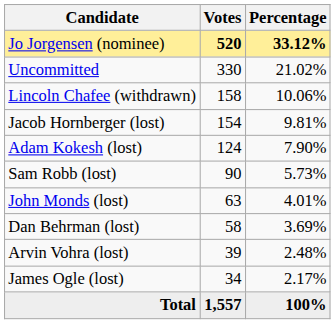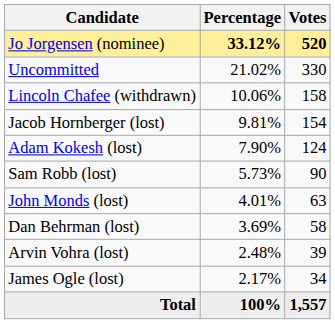columns swapped: (222, 17) <-> (288, 17)
